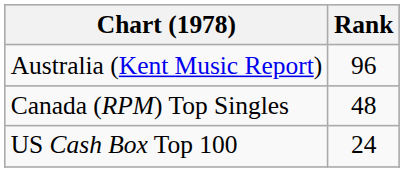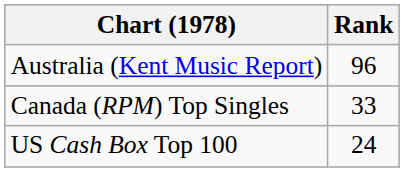(364, 105) 48 -> (364, 105) 33
